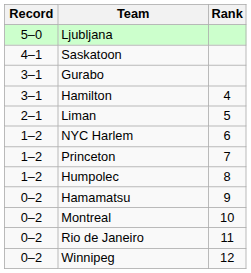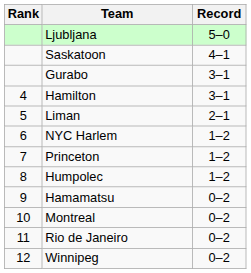columns swapped: (227, 14) <-> (31, 14)
